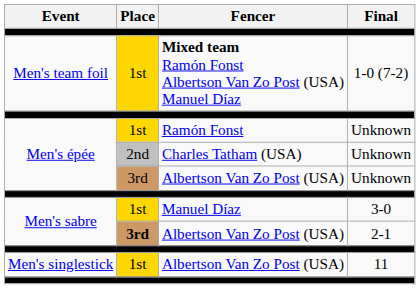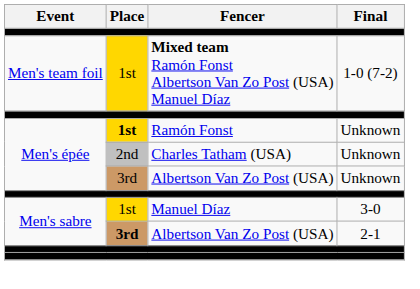(138, 130) normal -> (127, 130) bold
- row: (253, 264)
